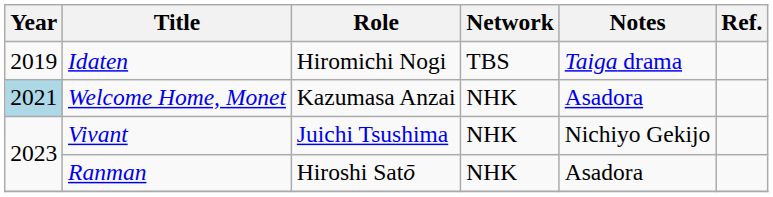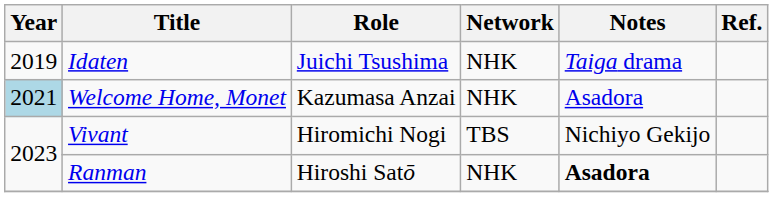(372, 60) Hiromichi Nogi -> (373, 60) Juichi Tsushima
(488, 60) TBS -> (492, 60) NHK
(373, 135) Juichi Tsushima -> (372, 135) Hiromichi Nogi
(492, 135) NHK -> (488, 135) TBS
(604, 172) normal -> (607, 172) bold
